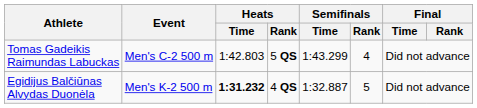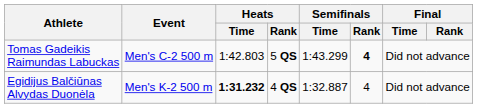(367, 56) normal -> (367, 56) bold
(367, 88) 5 -> (367, 88) 4
